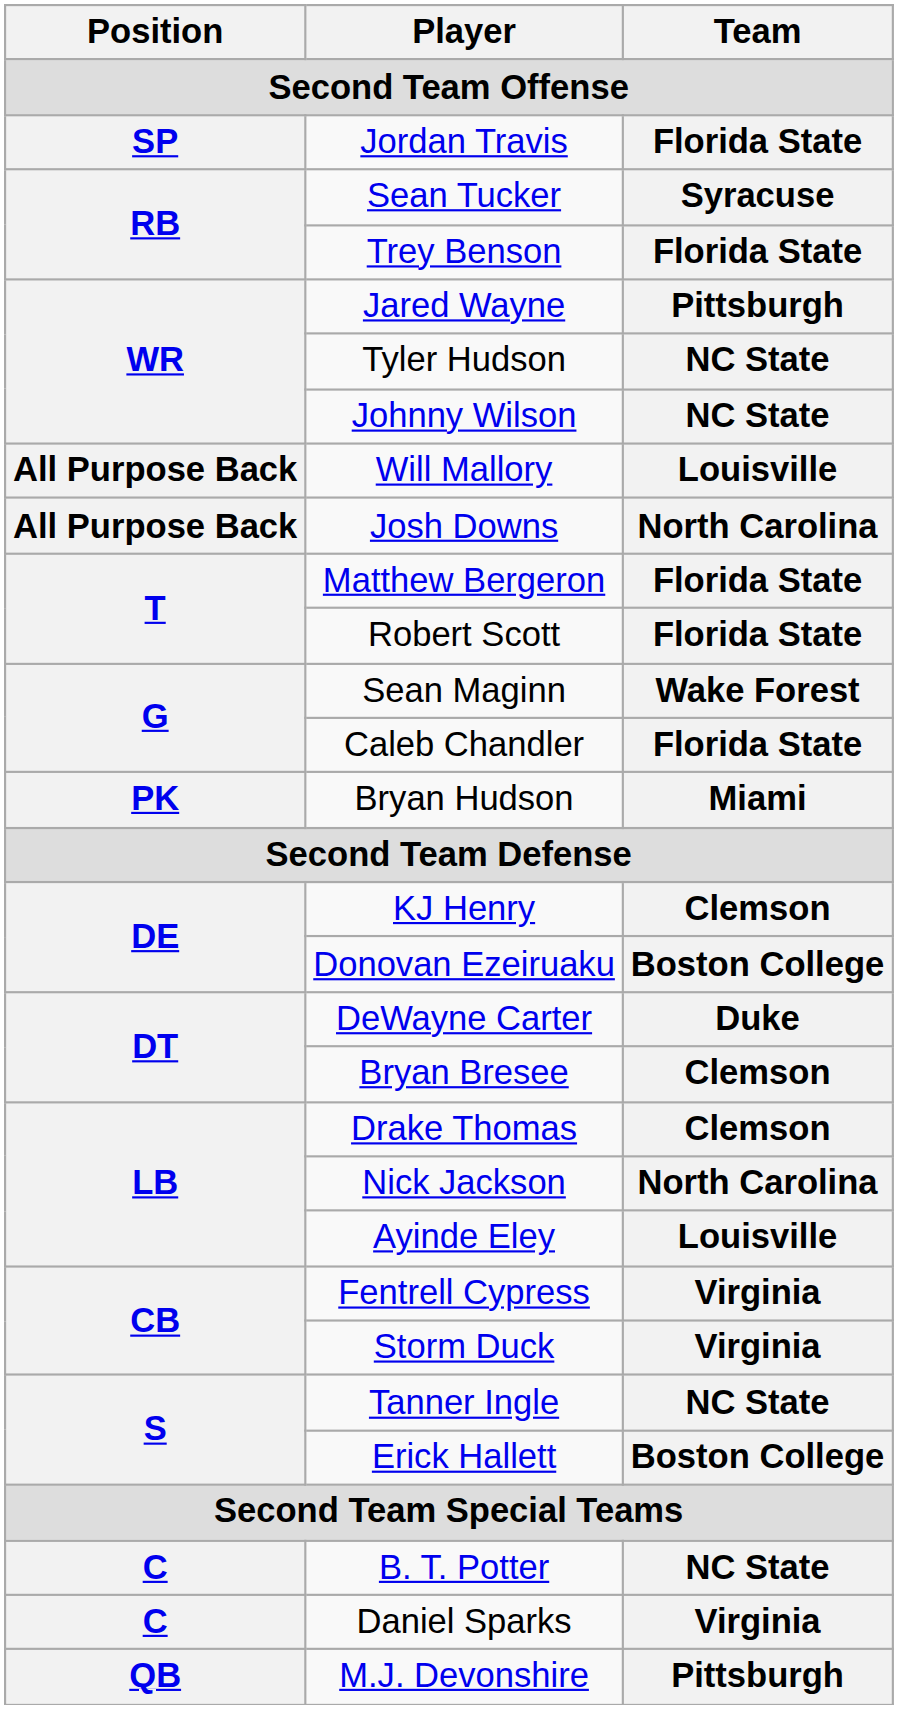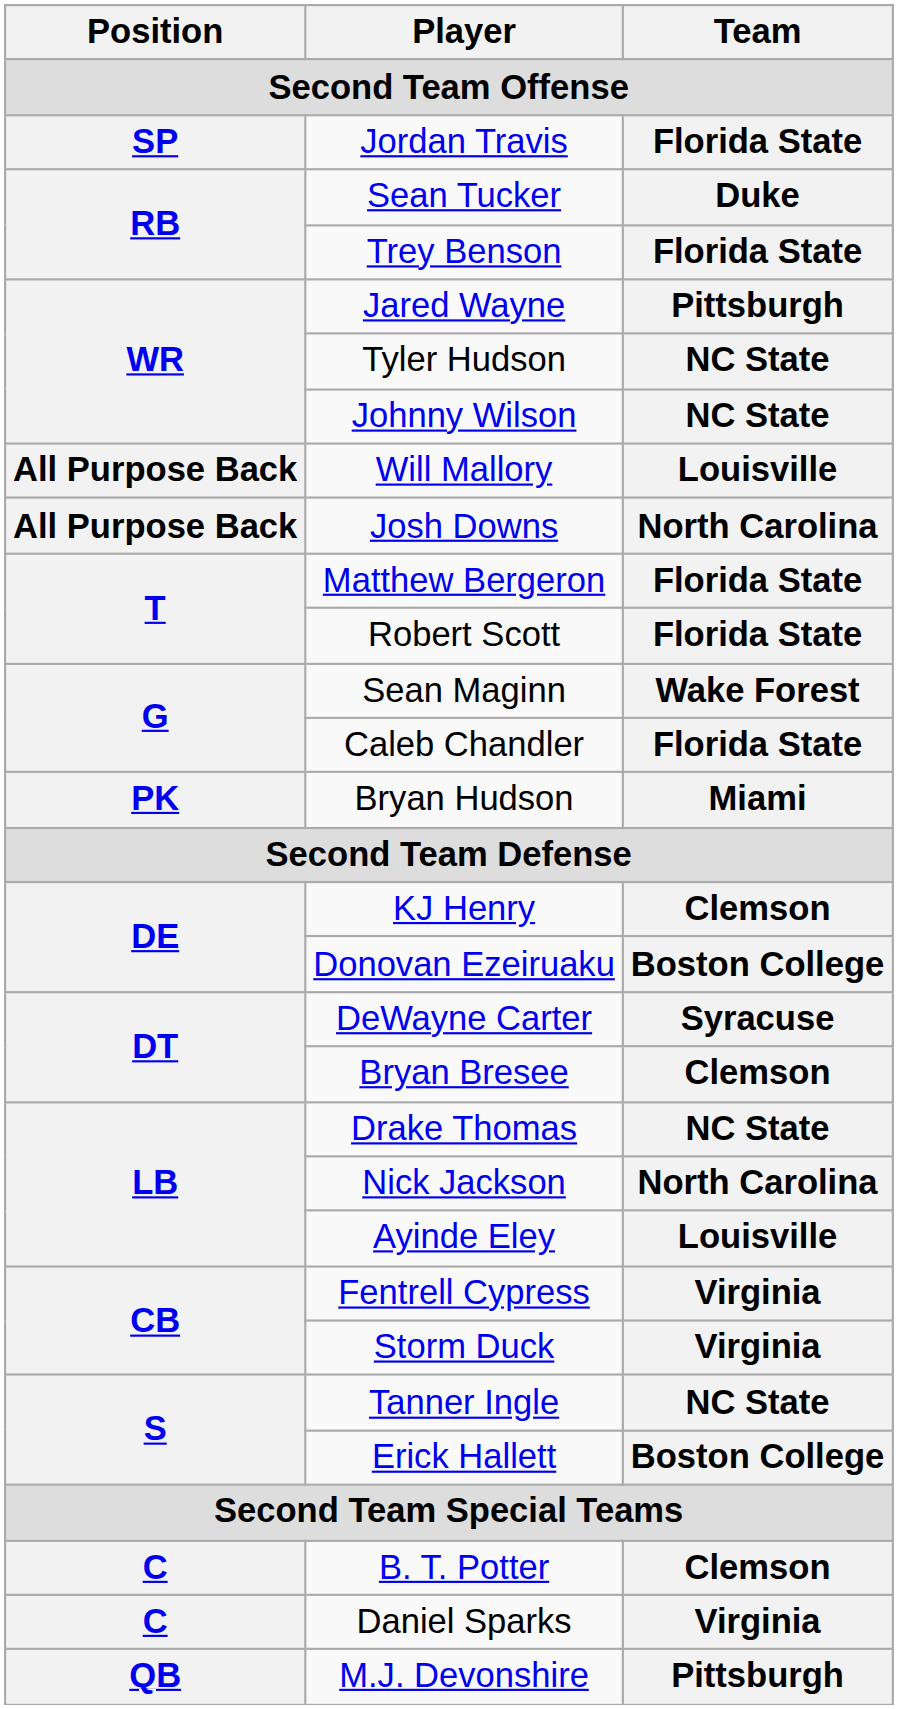(758, 196) Syracuse -> (758, 196) Duke
(758, 1018) Duke -> (758, 1018) Syracuse
(758, 1128) Clemson -> (758, 1128) NC State
(758, 1566) NC State -> (758, 1566) Clemson
